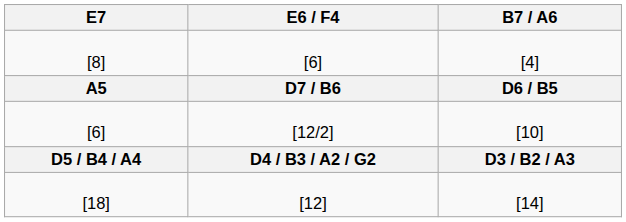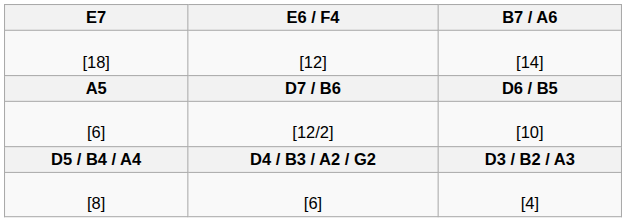rows swapped: (96, 203) <-> (96, 62)
